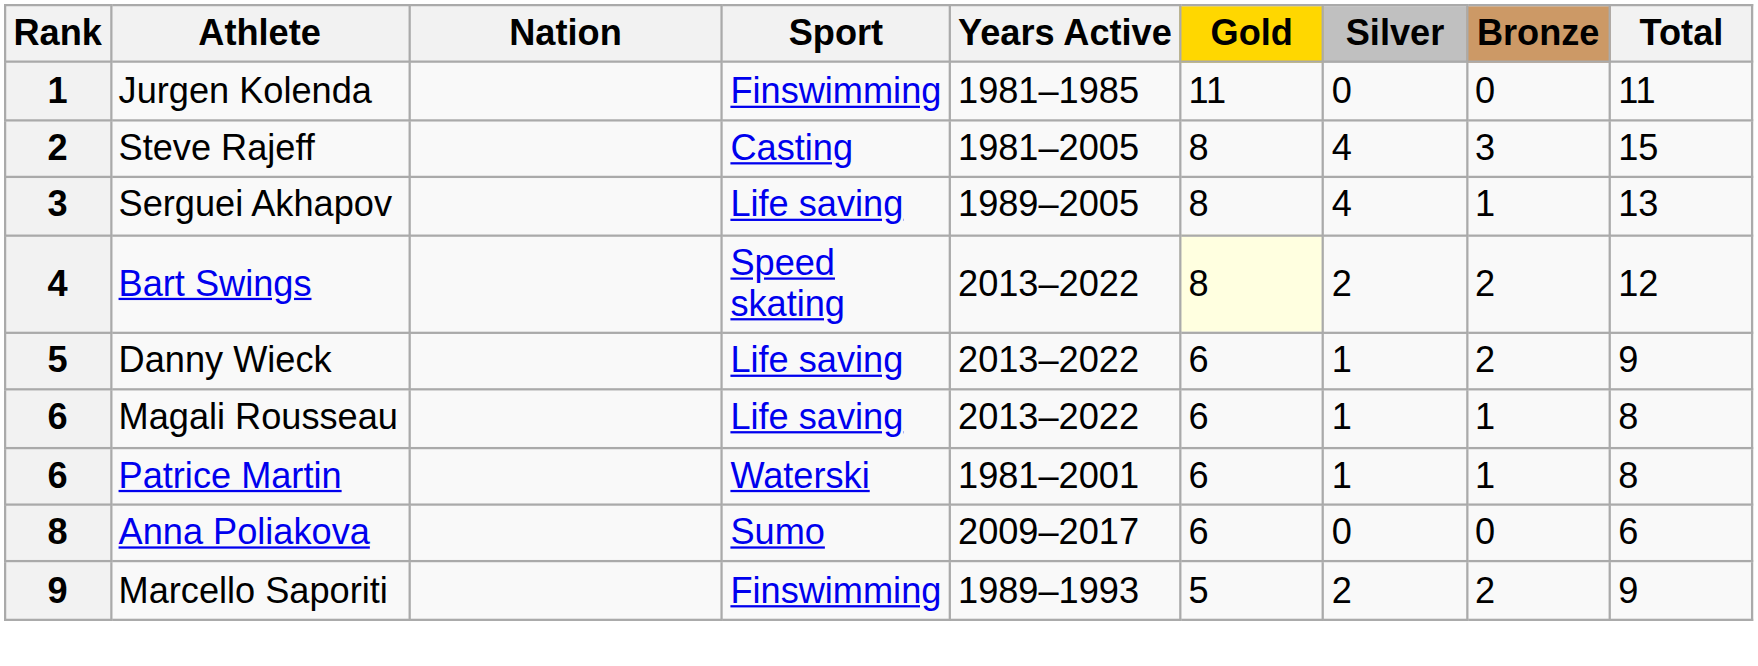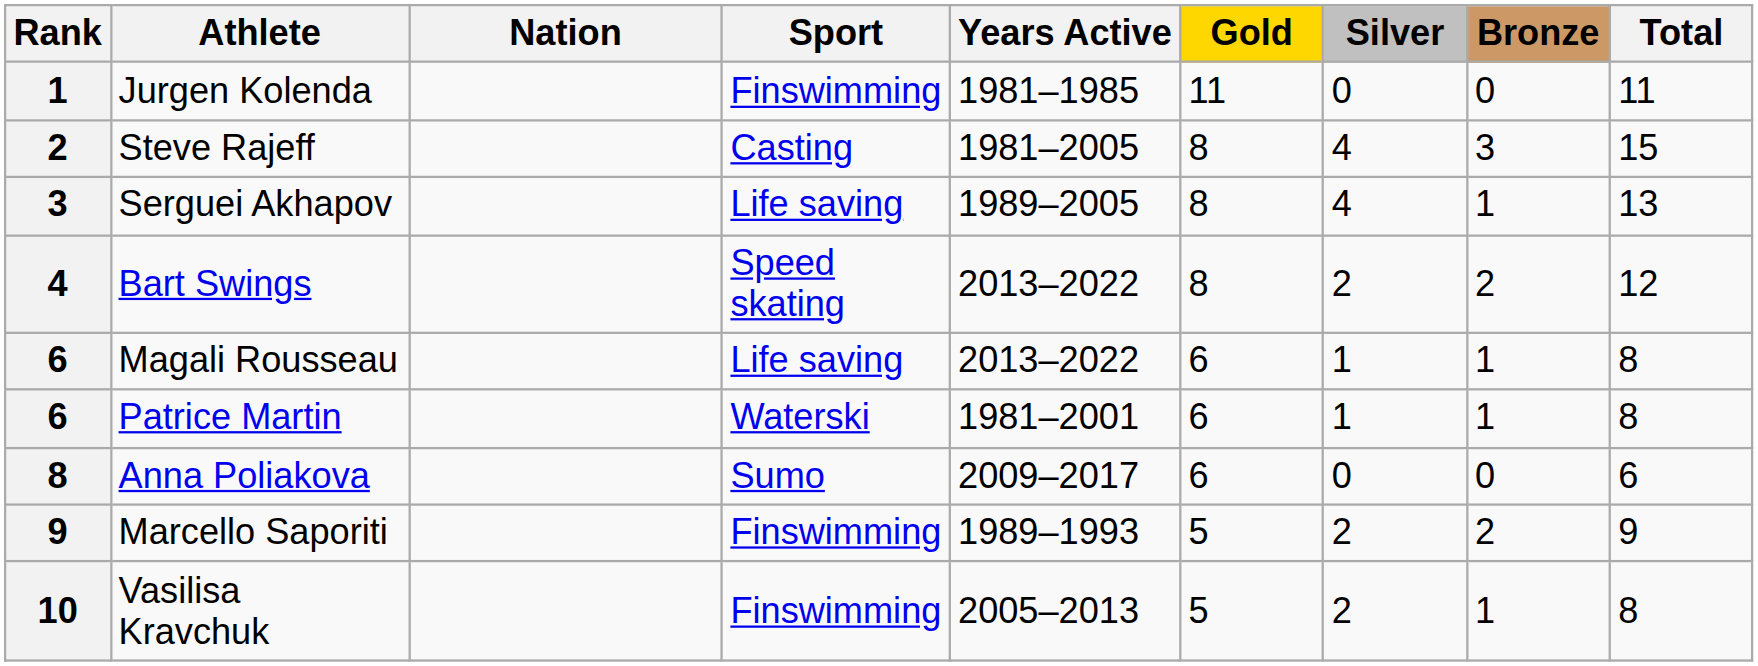(1199, 282) lightyellow background -> (1199, 282) no background
- row: (225, 360)
+ row: (194, 610)
